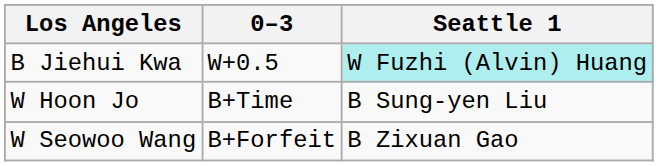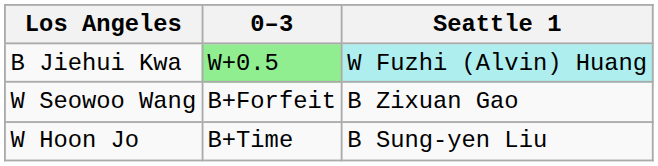(243, 63) no background -> (243, 63) lightgreen background
rows swapped: (75, 102) <-> (103, 141)
